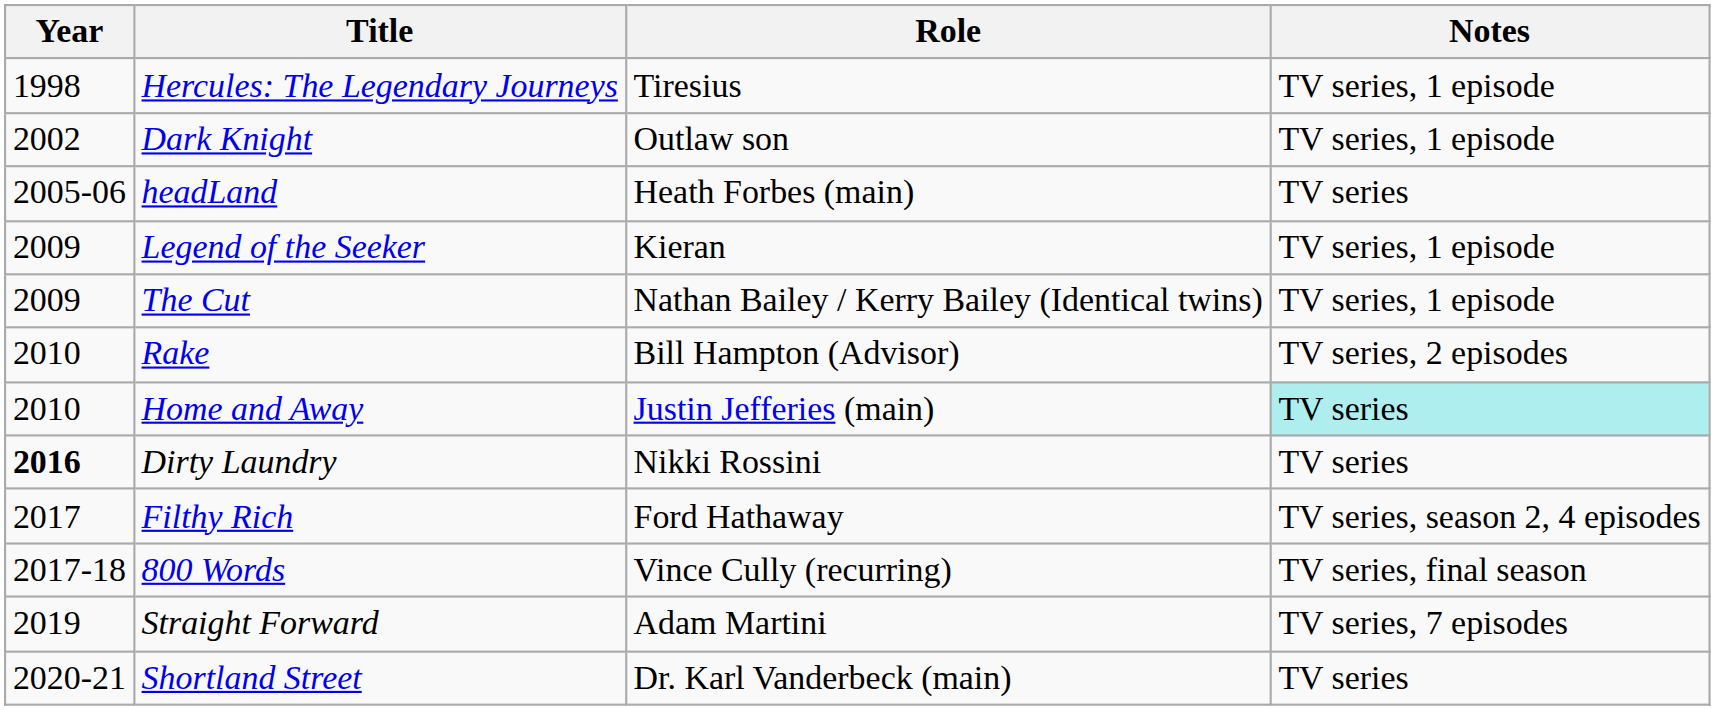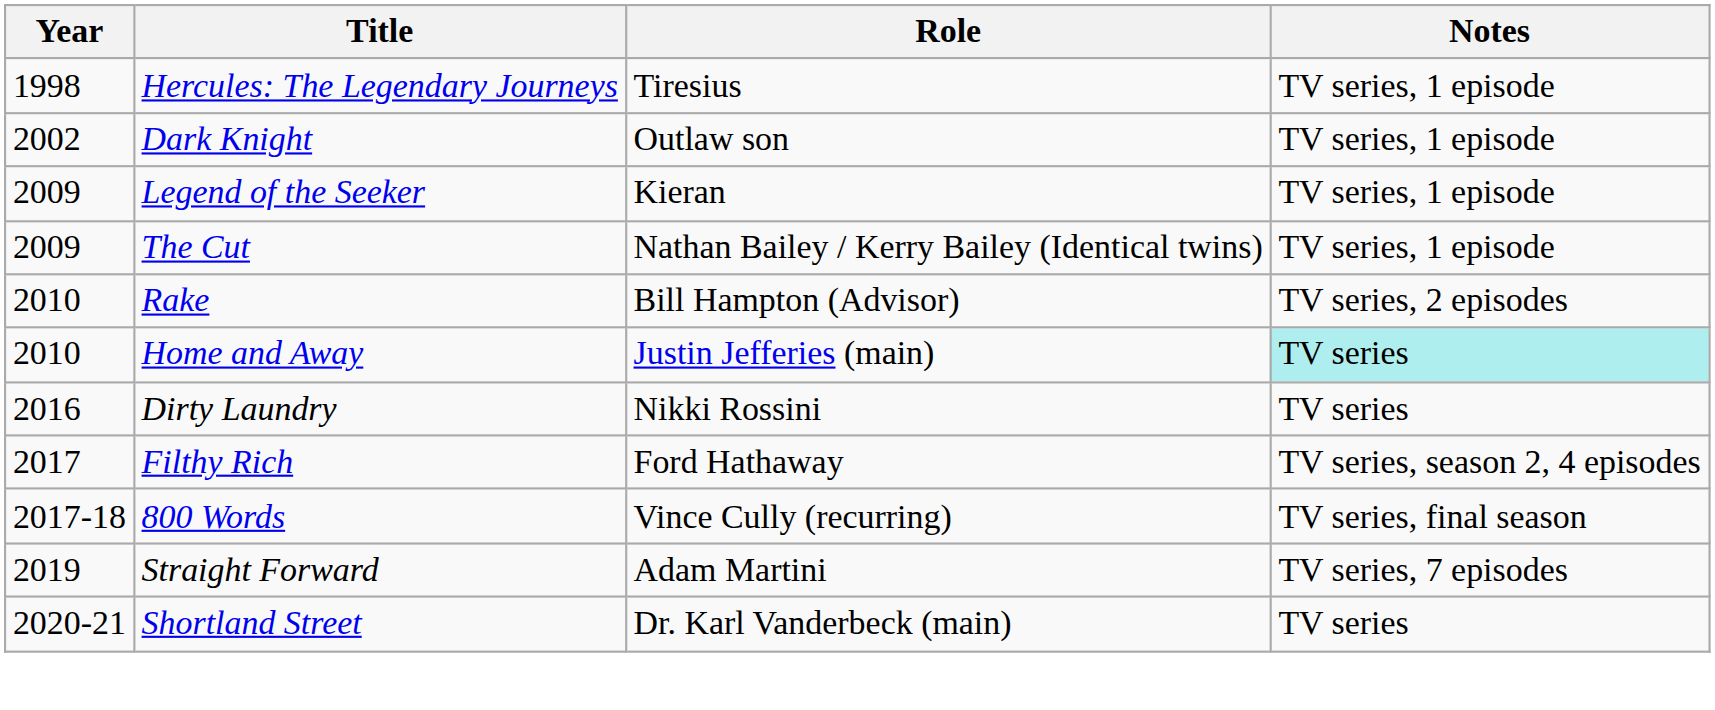- row: (209, 192)
(47, 461) bold -> (47, 407) normal
